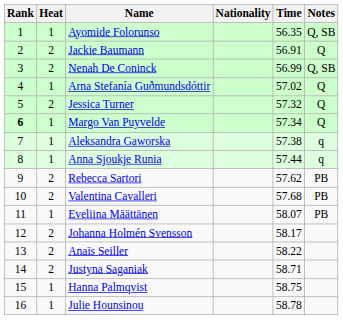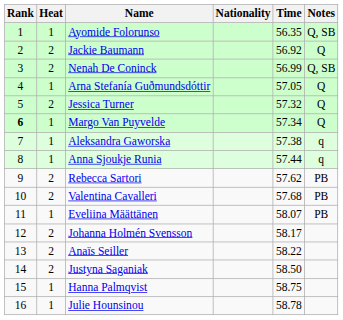(289, 50) 56.91 -> (289, 50) 56.92
(289, 86) 57.02 -> (289, 86) 57.05
(289, 269) 58.71 -> (289, 269) 58.50
